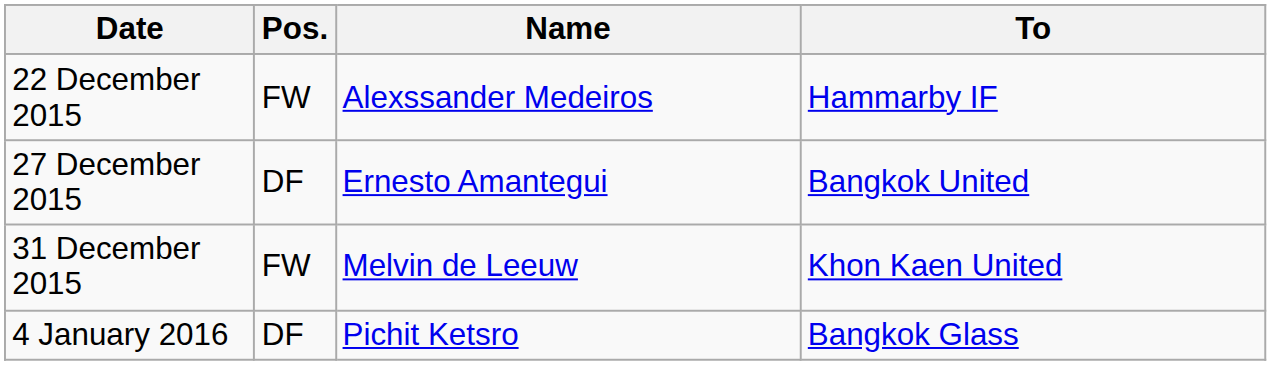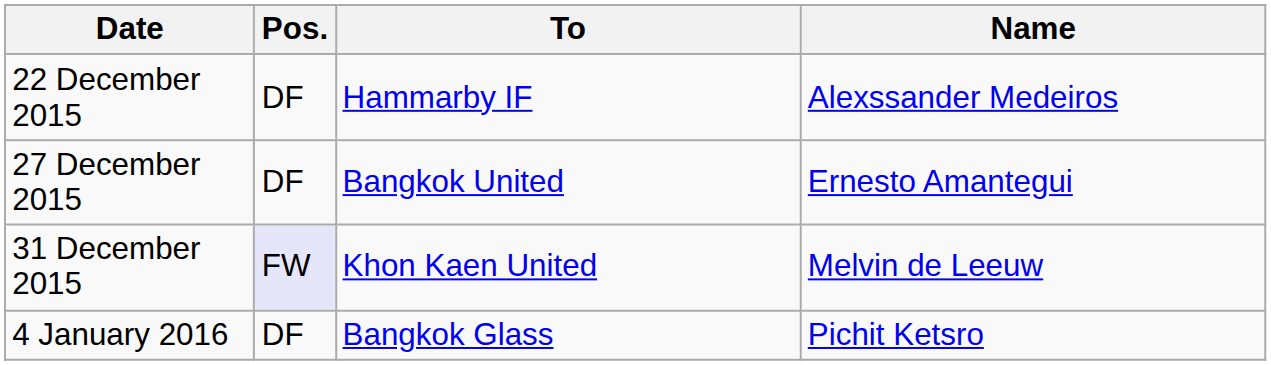columns swapped: (568, 29) <-> (1033, 29)
(286, 96) FW -> (283, 96) DF
(286, 266) no background -> (286, 266) lavender background
